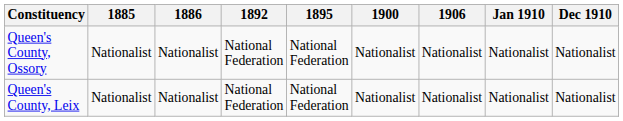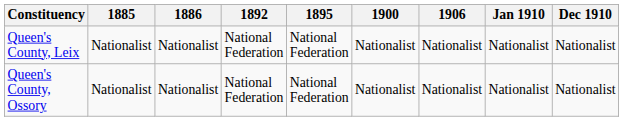rows swapped: (43, 97) <-> (29, 52)
